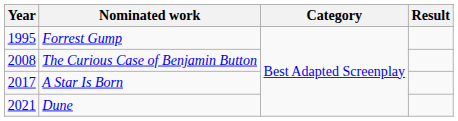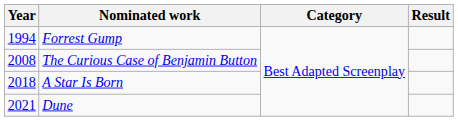(22, 37) 1995 -> (22, 37) 1994
(22, 82) 2017 -> (22, 82) 2018
